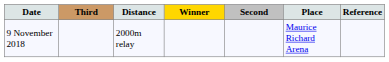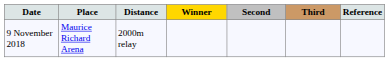columns swapped: (312, 12) <-> (86, 12)
